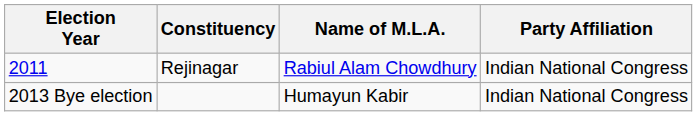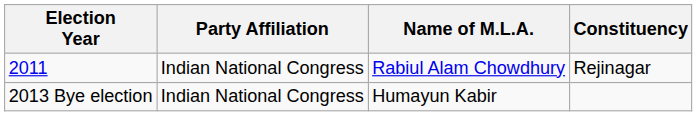columns swapped: (218, 29) <-> (586, 29)
